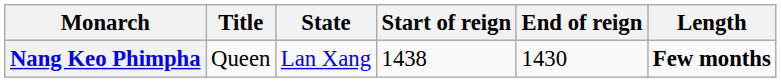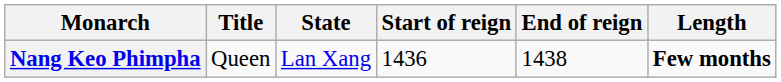(404, 58) 1438 -> (404, 58) 1436
(544, 58) 1430 -> (544, 58) 1438
